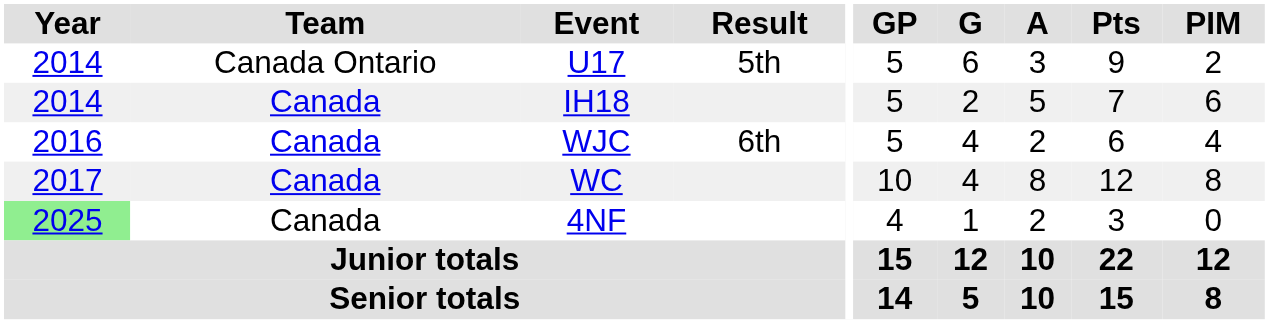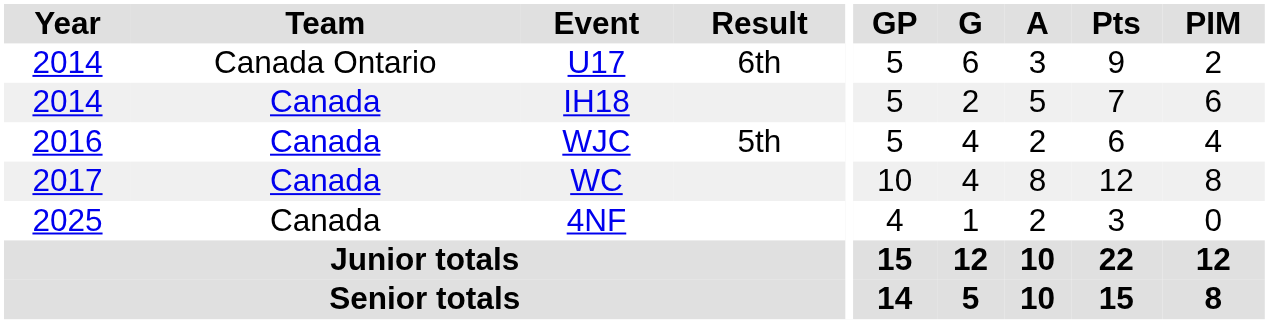(759, 62) 5th -> (759, 62) 6th
(759, 141) 6th -> (759, 141) 5th
(68, 220) lightgreen background -> (68, 220) no background
